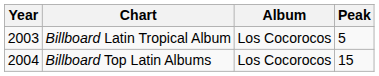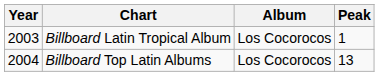(342, 37) 5 -> (342, 37) 1
(346, 60) 15 -> (346, 60) 13
